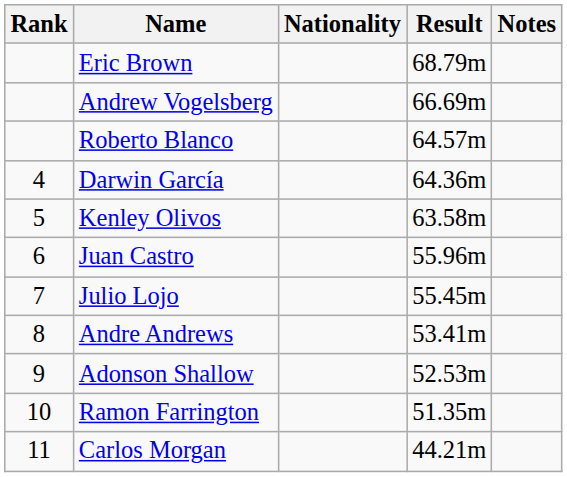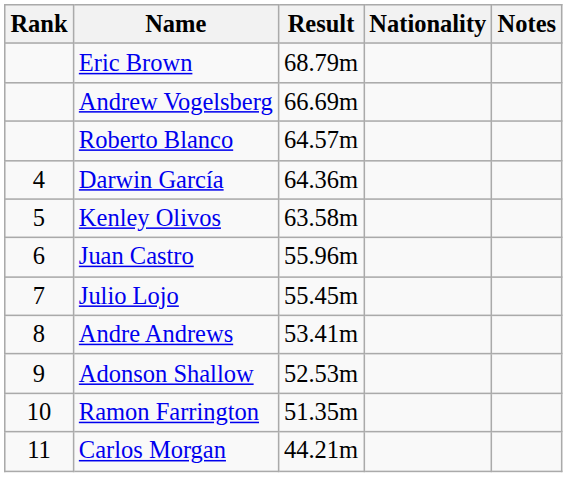columns swapped: (342, 23) <-> (449, 23)
